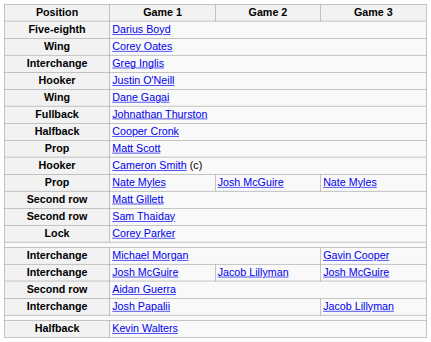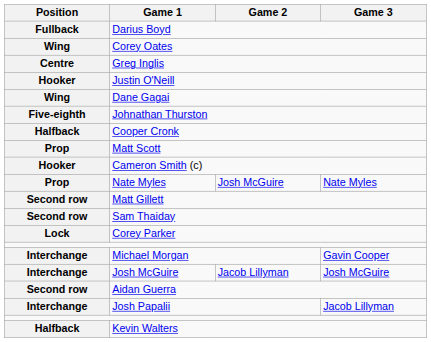(57, 30) Five-eighth -> (57, 30) Fullback
(57, 64) Interchange -> (57, 64) Centre
(57, 115) Fullback -> (57, 115) Five-eighth
